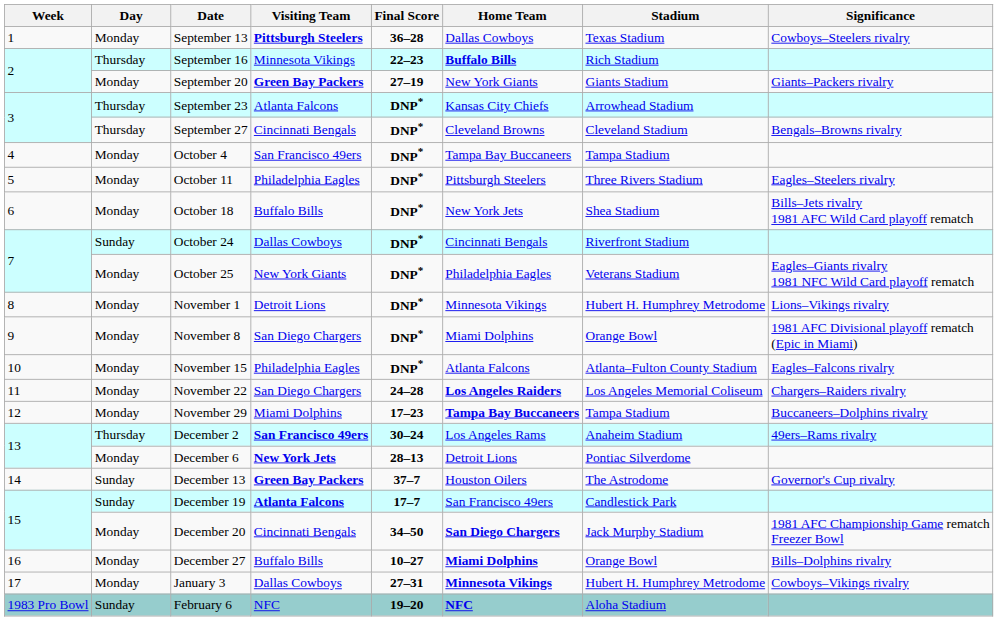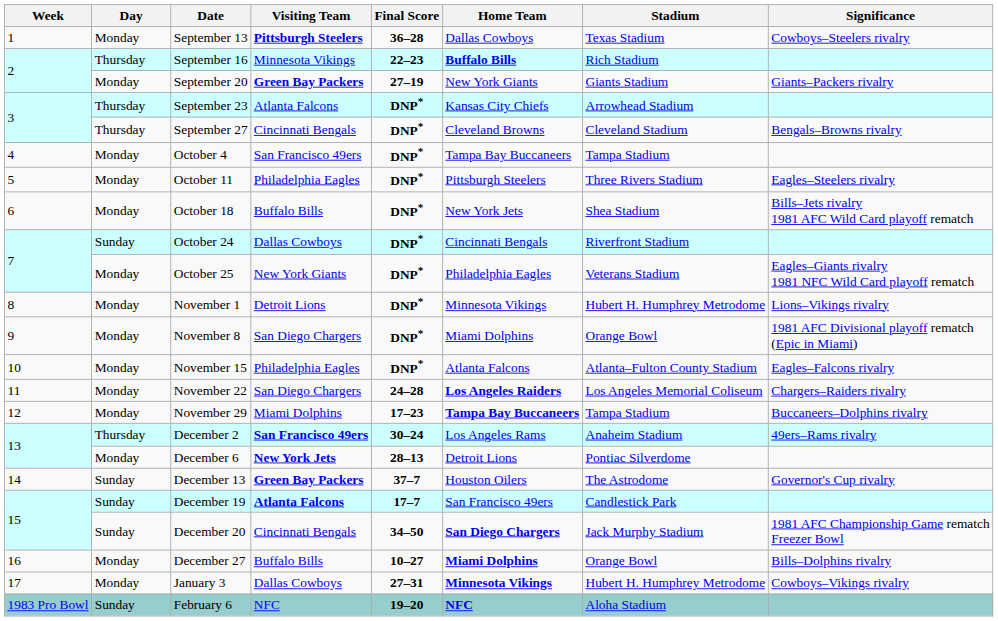(117, 531) Monday -> (115, 531) Sunday
